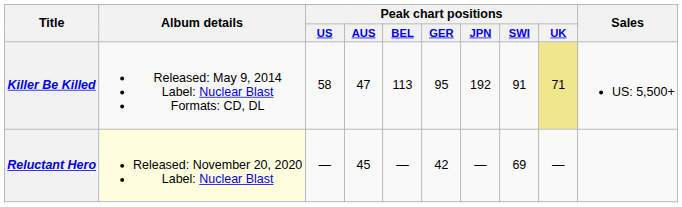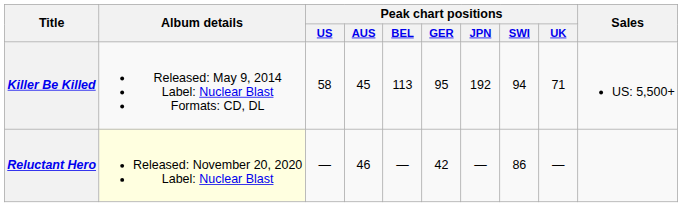(364, 85) 47 -> (364, 85) 45
(519, 85) 91 -> (519, 85) 94
(558, 85) khaki background -> (558, 85) no background
(364, 165) 45 -> (364, 165) 46
(519, 165) 69 -> (519, 165) 86
